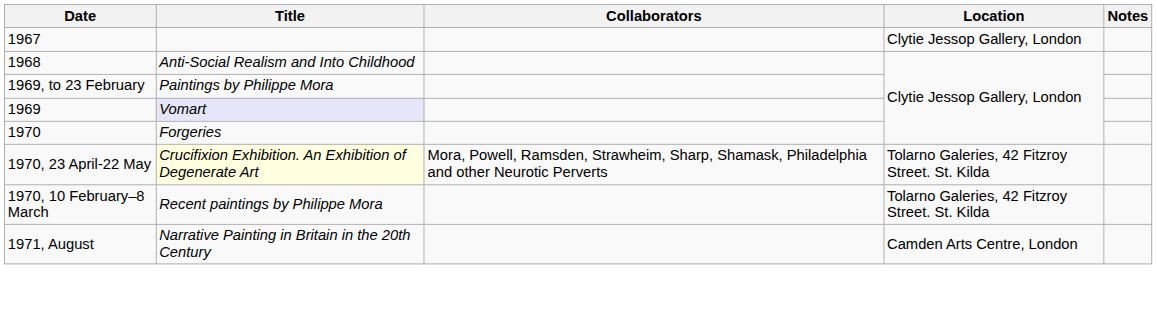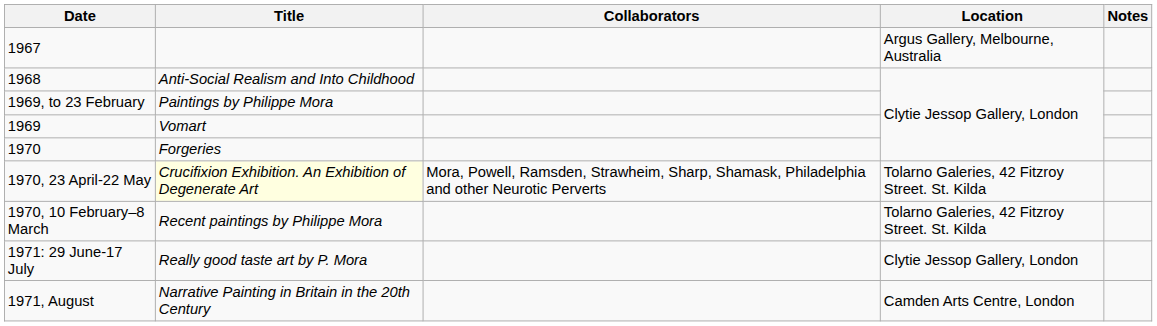(984, 39) Clytie Jessop Gallery, London -> (969, 47) Argus Gallery, Melbourne, Australia
(183, 109) lavender background -> (182, 126) no background
+ row: (65, 260)
